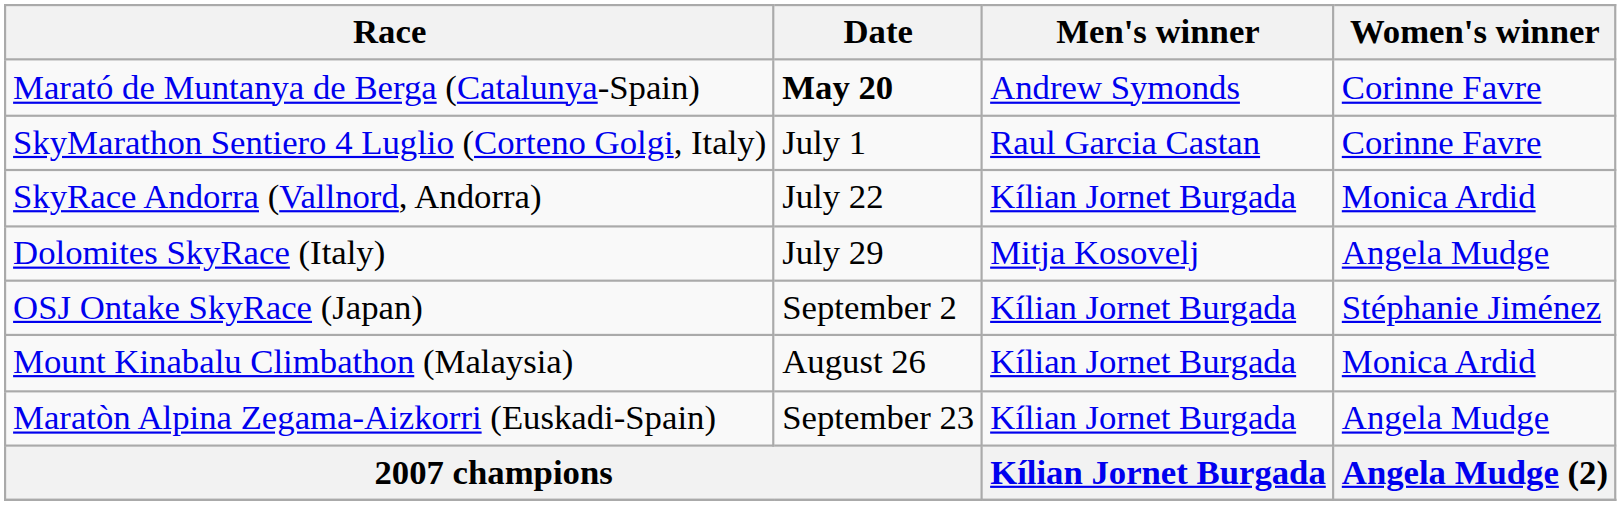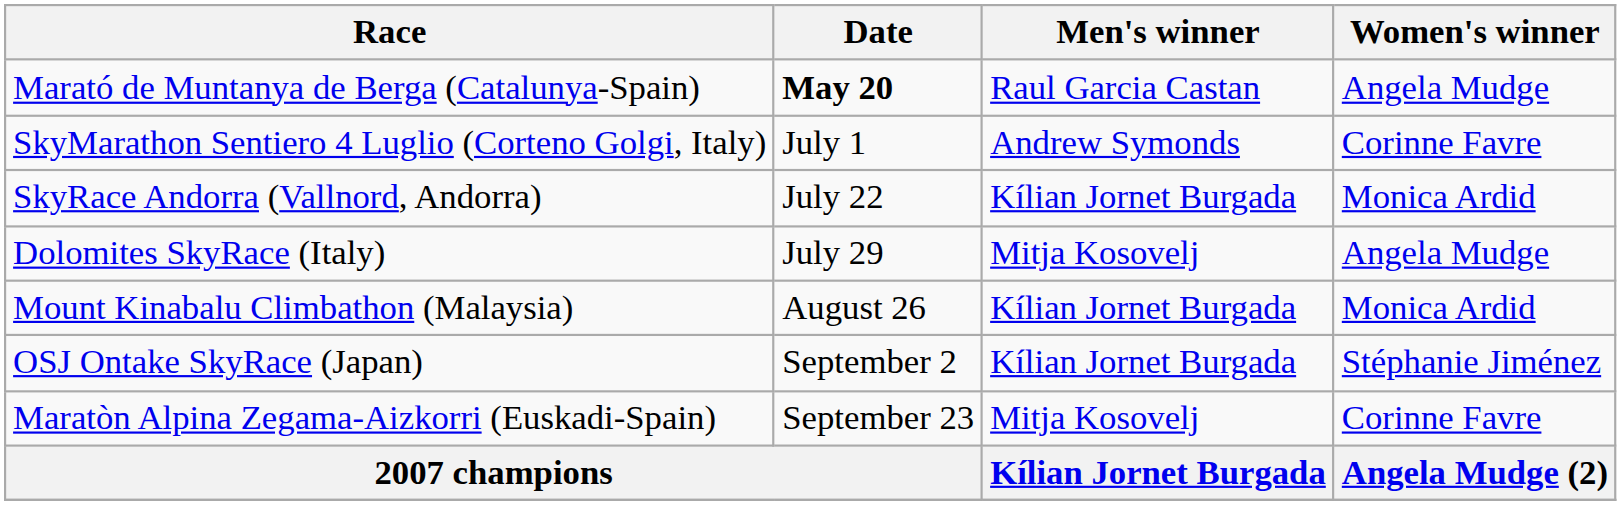(1115, 87) Andrew Symonds -> (1125, 87) Raul Garcia Castan
(1442, 87) Corinne Favre -> (1445, 87) Angela Mudge
(1125, 142) Raul Garcia Castan -> (1115, 142) Andrew Symonds
rows swapped: (293, 362) <-> (218, 307)
(1143, 417) Kílian Jornet Burgada -> (1095, 417) Mitja Kosovelj
(1445, 417) Angela Mudge -> (1442, 417) Corinne Favre
